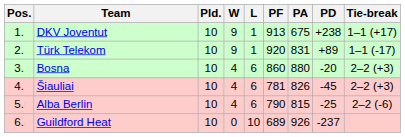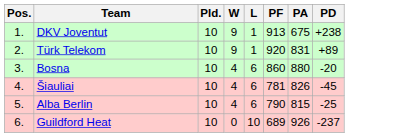- column: (372, 13)
